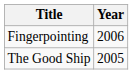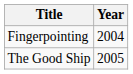(111, 36) 2006 -> (111, 36) 2004
